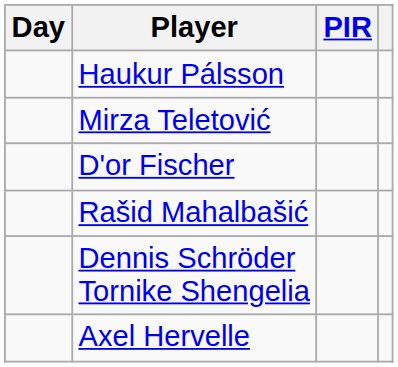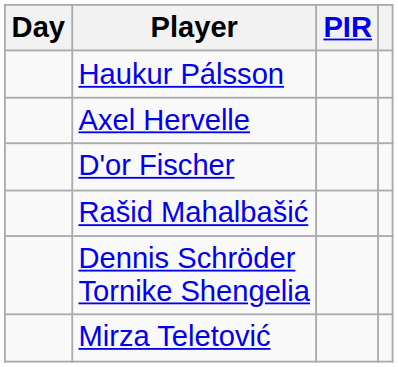rows swapped: (174, 119) <-> (164, 337)
